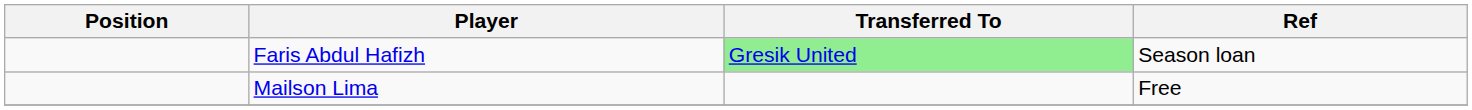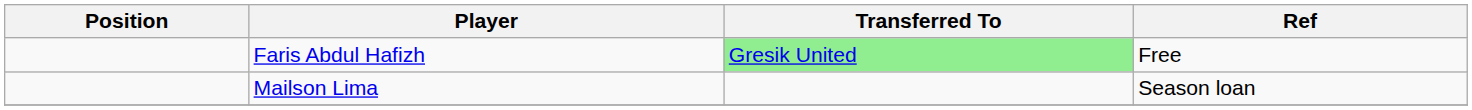(1197, 54) Season loan -> (1160, 54) Free
(1160, 88) Free -> (1197, 88) Season loan
